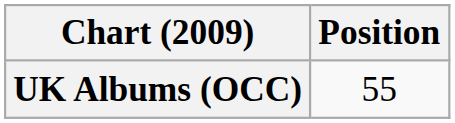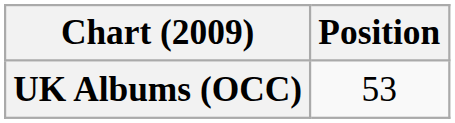(379, 88) 55 -> (379, 88) 53
